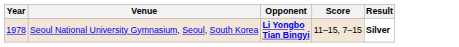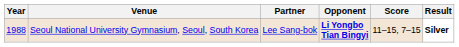+ column: (290, 12)
(16, 30) 1978 -> (16, 30) 1988
